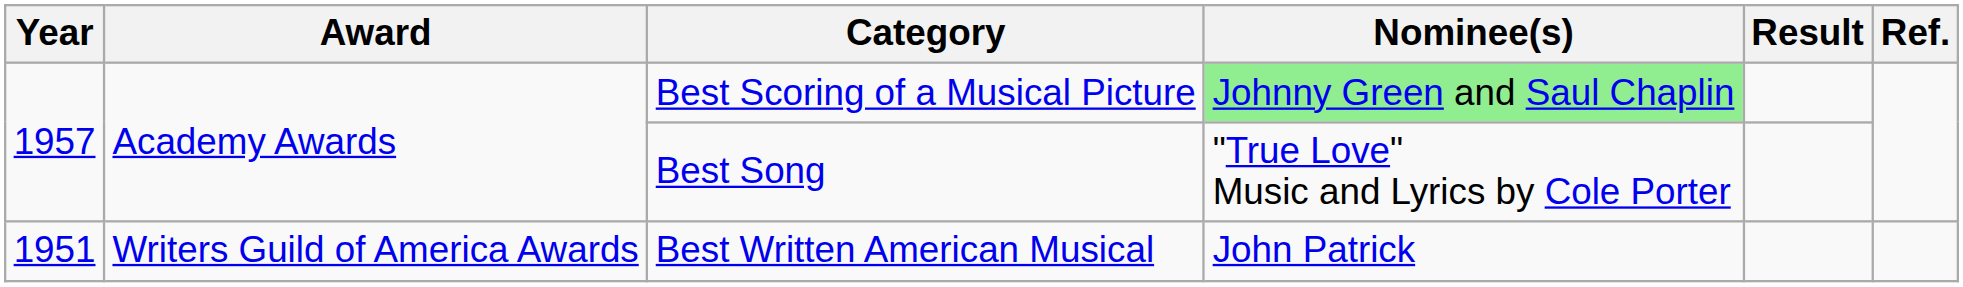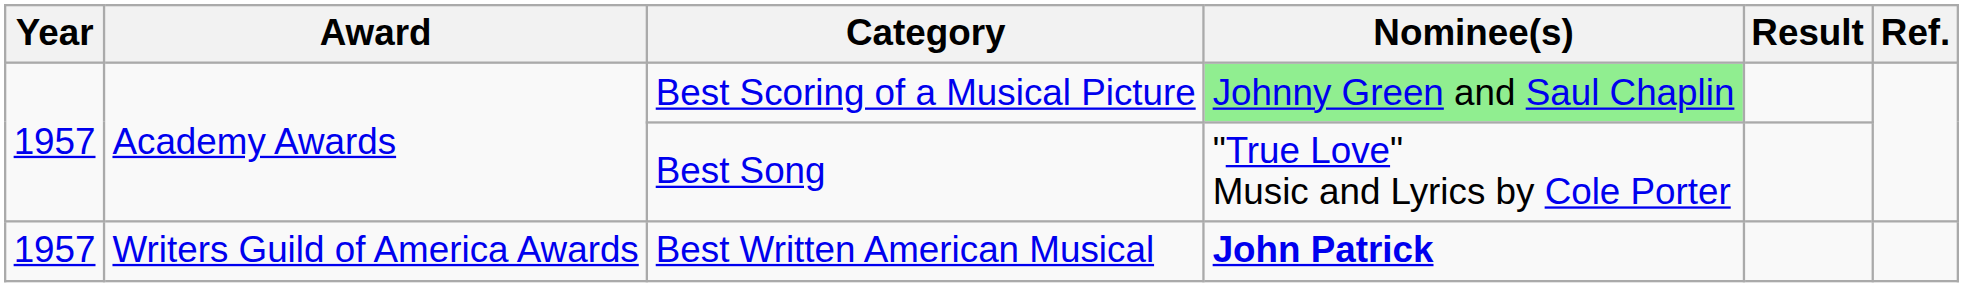(55, 250) 1951 -> (55, 250) 1957
(1314, 250) normal -> (1323, 250) bold
